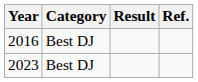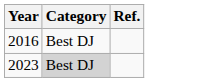- column: (134, 16)
(70, 65) no background -> (70, 65) lightgrey background
